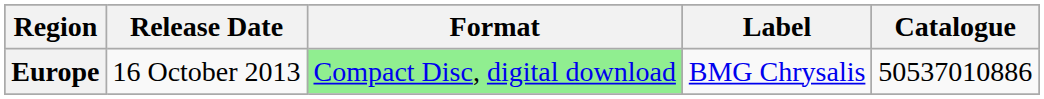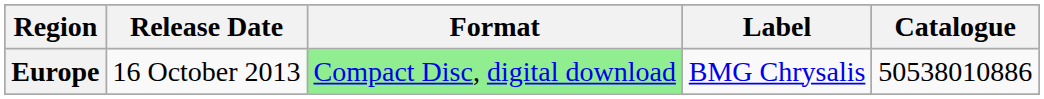(955, 71) 50537010886 -> (955, 71) 50538010886
